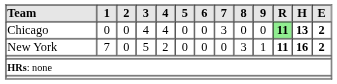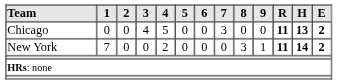(165, 30) 4 -> (165, 30) 5
(283, 30) lightgreen background -> (283, 30) no background
(146, 47) 5 -> (146, 47) 0
(302, 47) 16 -> (302, 47) 14
